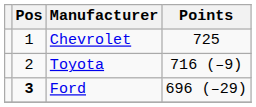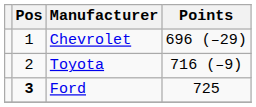(206, 41) 725 -> (206, 41) 696 (–29)
(206, 90) 696 (–29) -> (206, 90) 725
